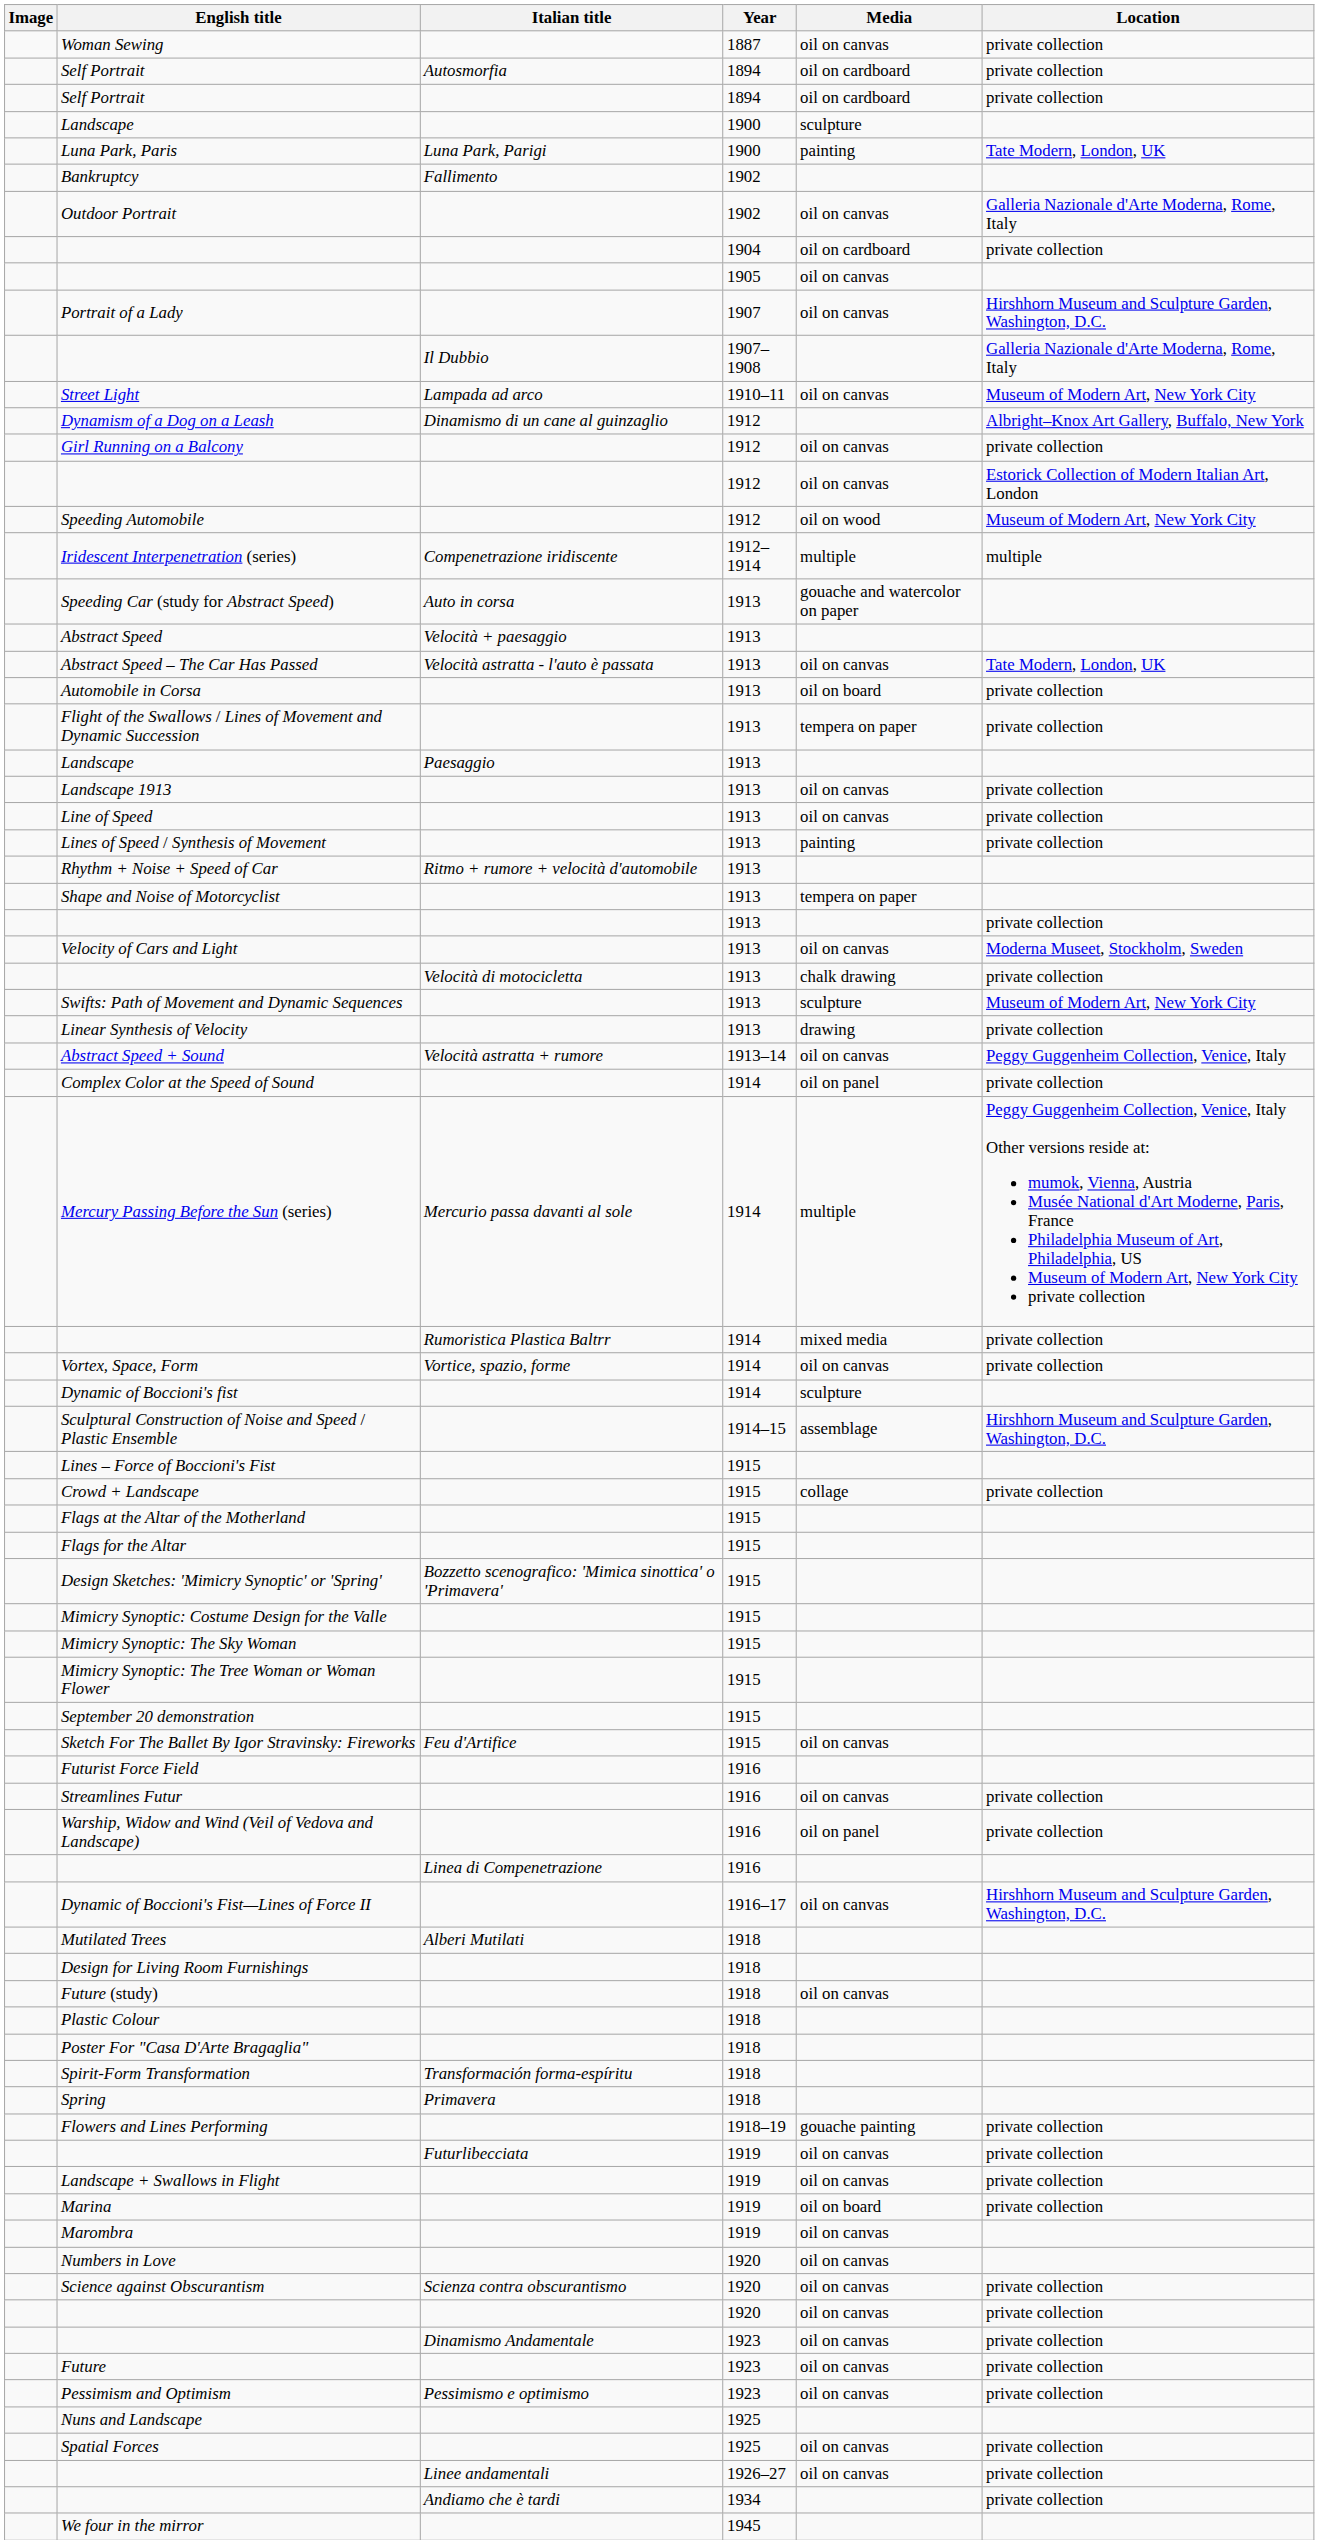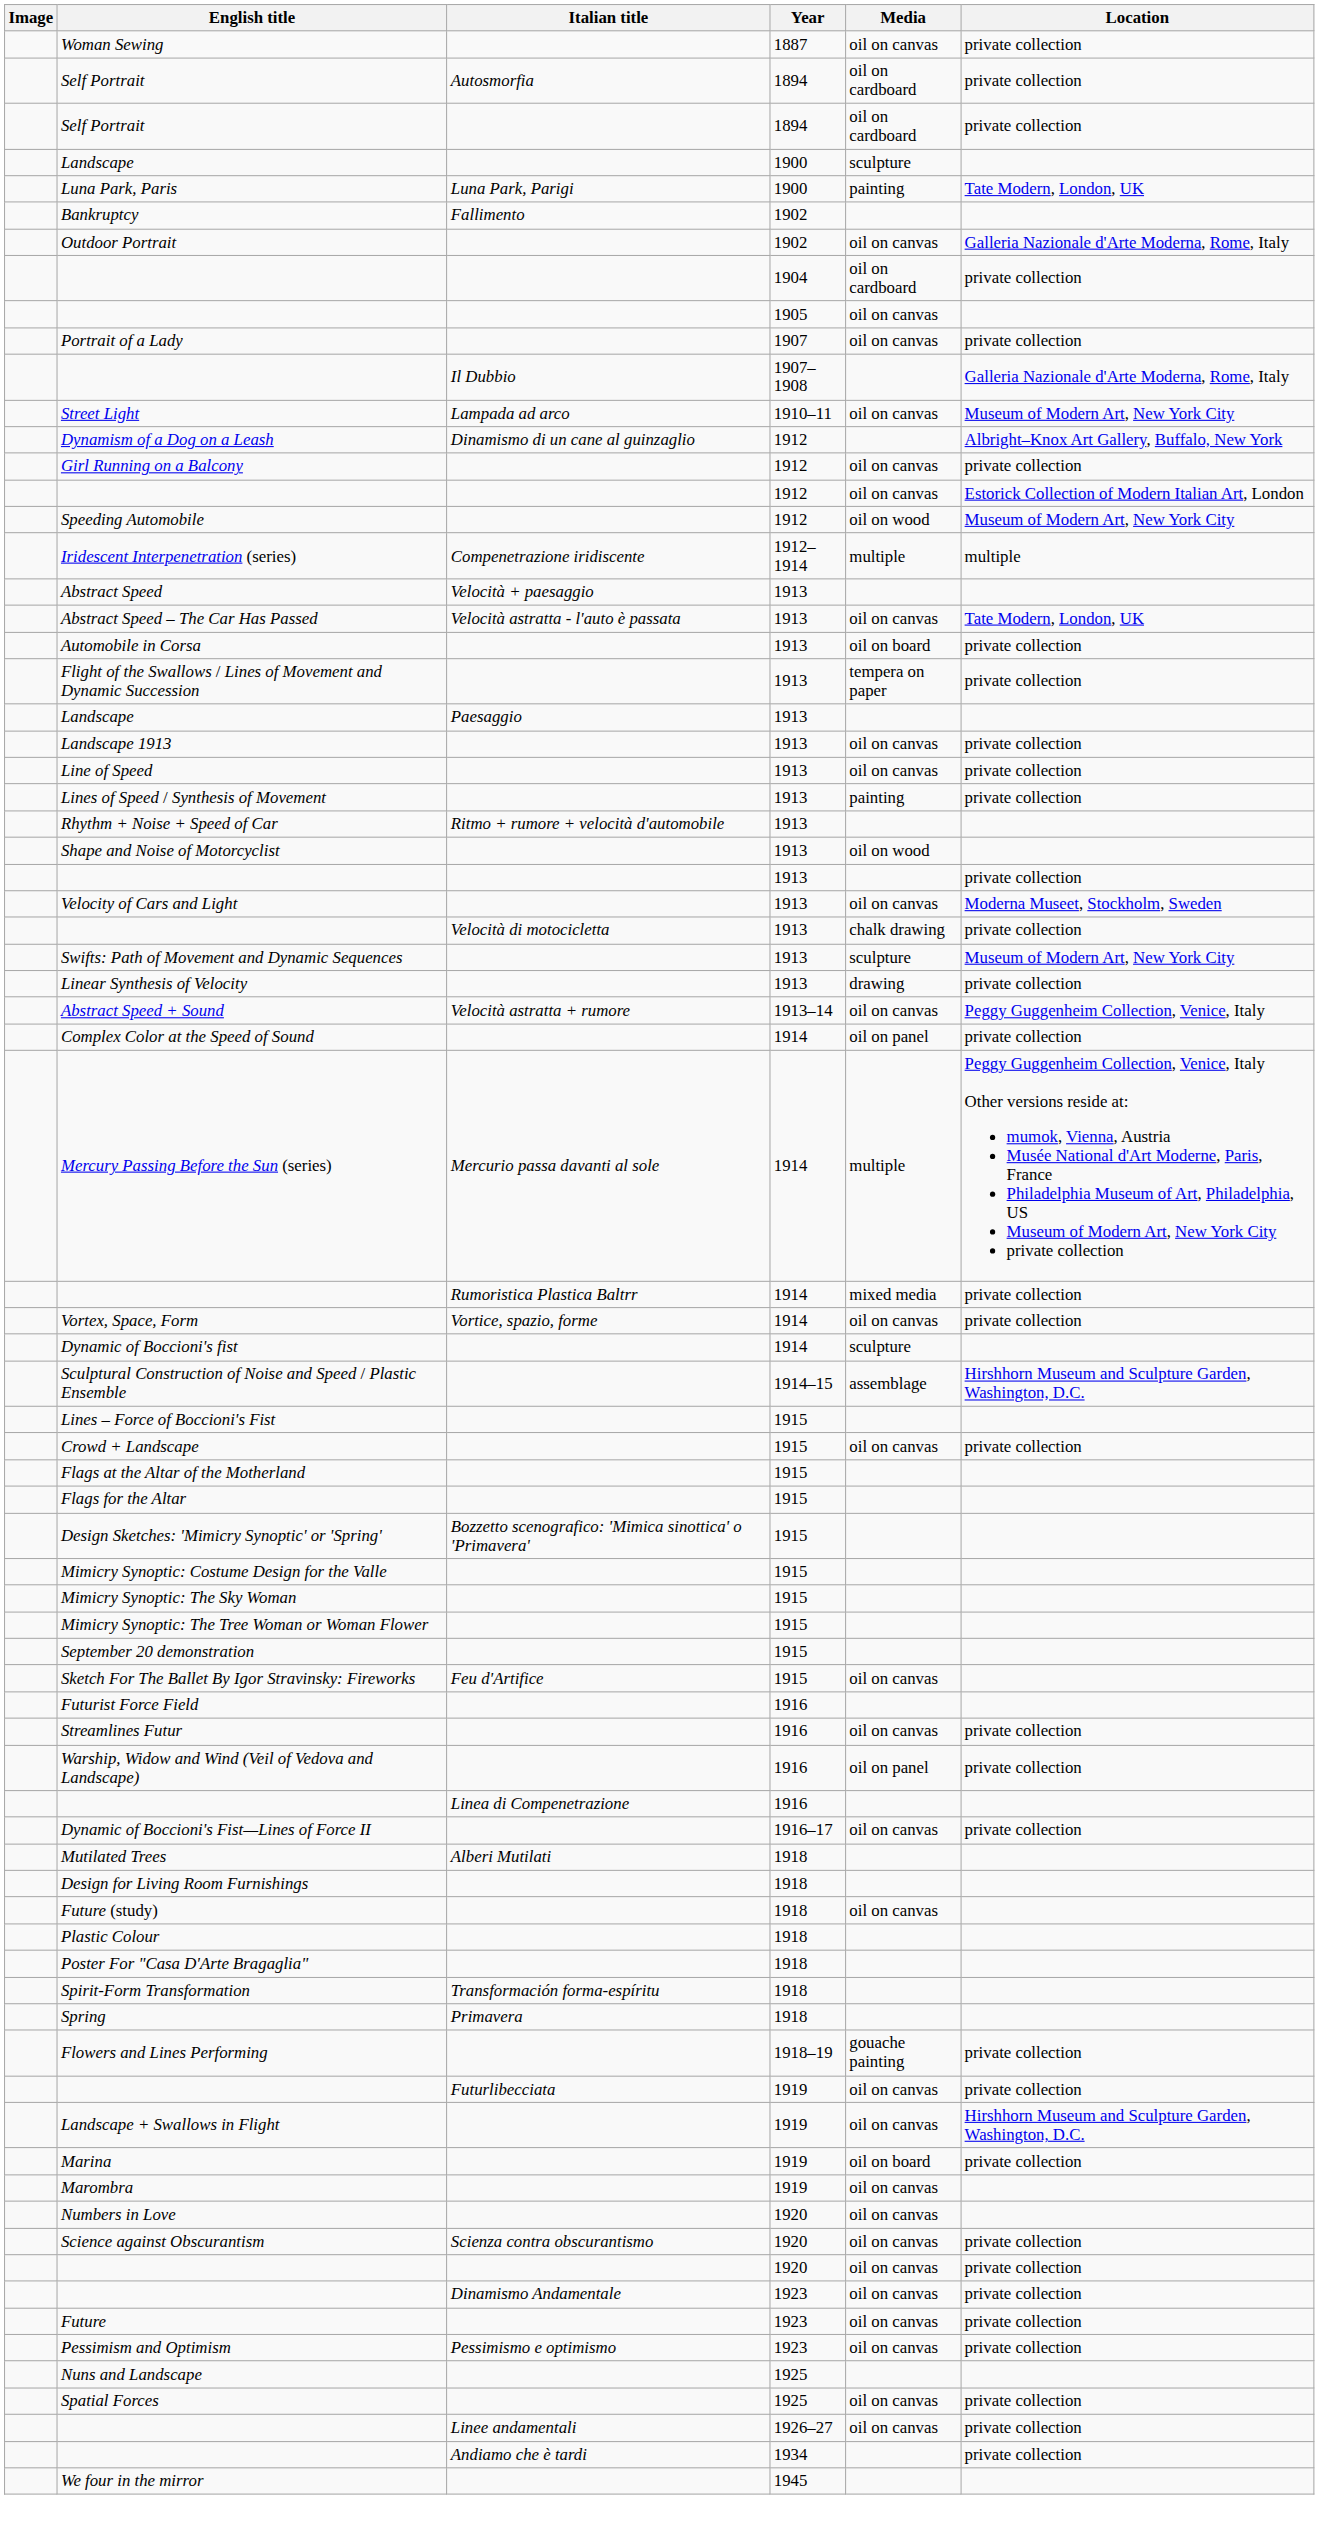(1129, 312) Hirshhorn Museum and Sculpture Garden, Washington, D.C. -> (1023, 340) private collection
- row: (197, 601)
(858, 896) tempera on paper -> (889, 850) oil on wood
(824, 1491) collage -> (894, 1446) oil on canvas
(1129, 1904) Hirshhorn Museum and Sculpture Garden, Washington, D.C. -> (1023, 1830) private collection
(1045, 2180) private collection -> (1108, 2125) Hirshhorn Museum and Sculpture Garden, Washington, D.C.
